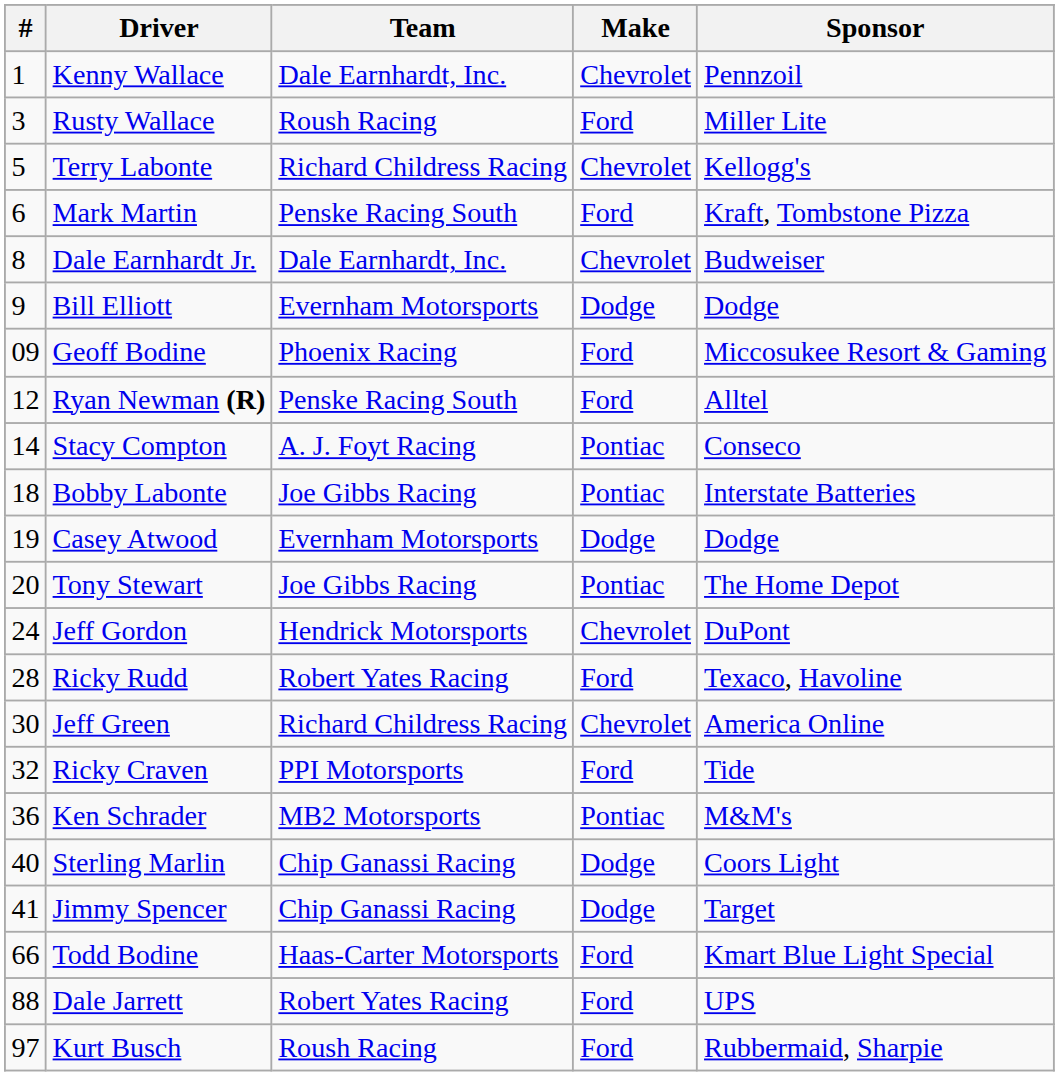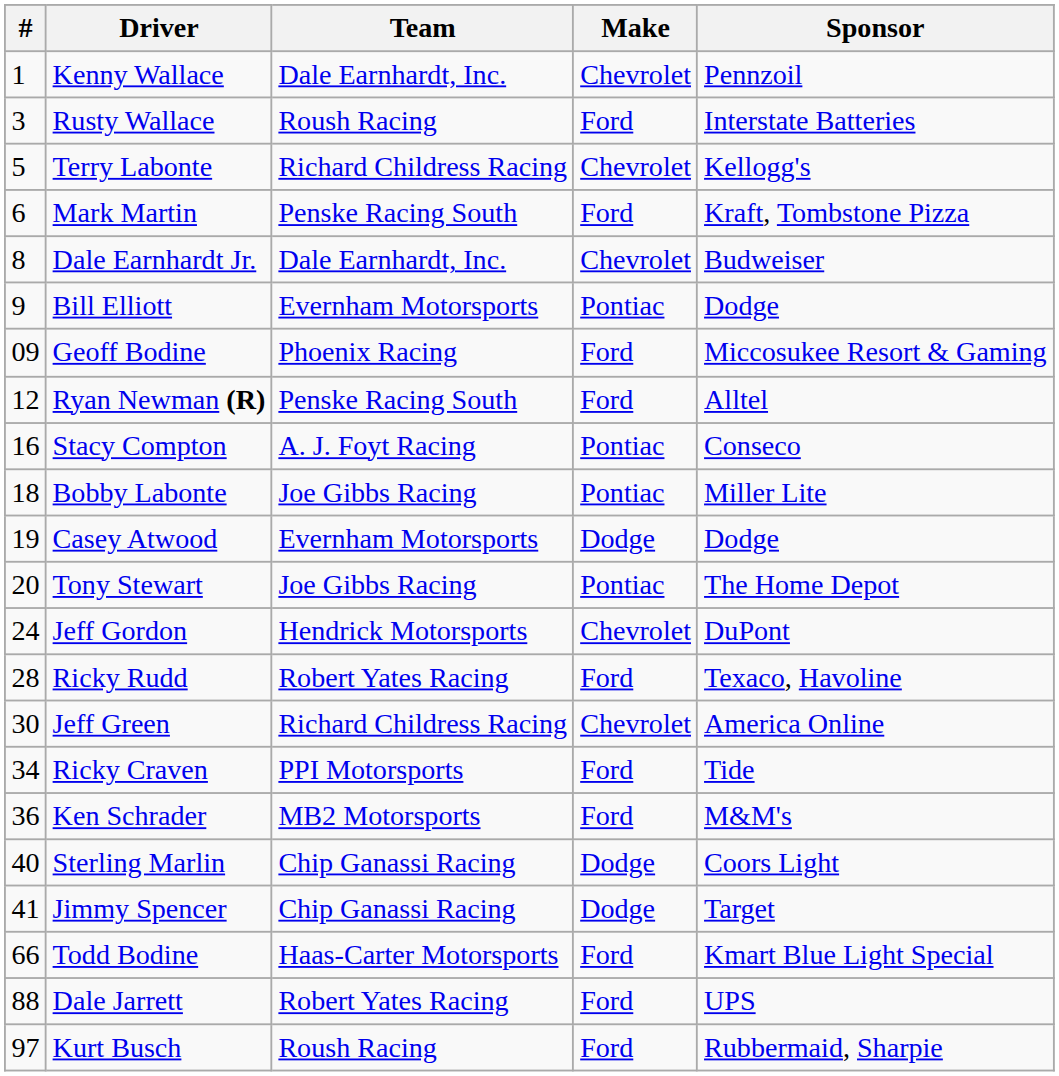(765, 120) Miller Lite -> (810, 120) Interstate Batteries
(618, 306) Dodge -> (622, 306) Pontiac
(26, 445) 14 -> (26, 445) 16
(810, 491) Interstate Batteries -> (765, 491) Miller Lite
(26, 769) 32 -> (26, 769) 34
(622, 816) Pontiac -> (607, 816) Ford
